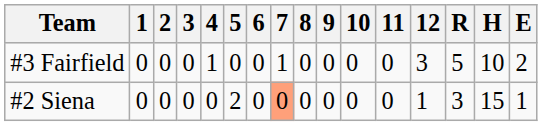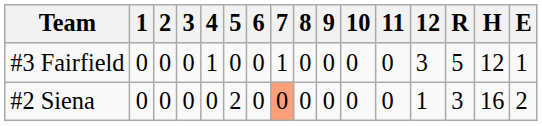(492, 62) 10 -> (492, 62) 12
(522, 62) 2 -> (522, 62) 1
(492, 100) 15 -> (492, 100) 16
(522, 100) 1 -> (522, 100) 2
